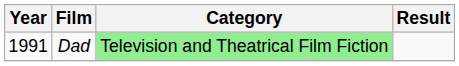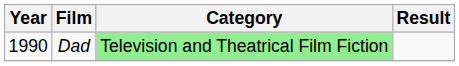(28, 46) 1991 -> (28, 46) 1990
